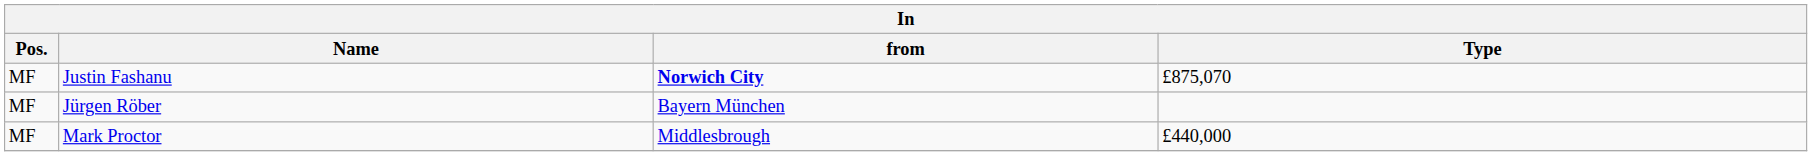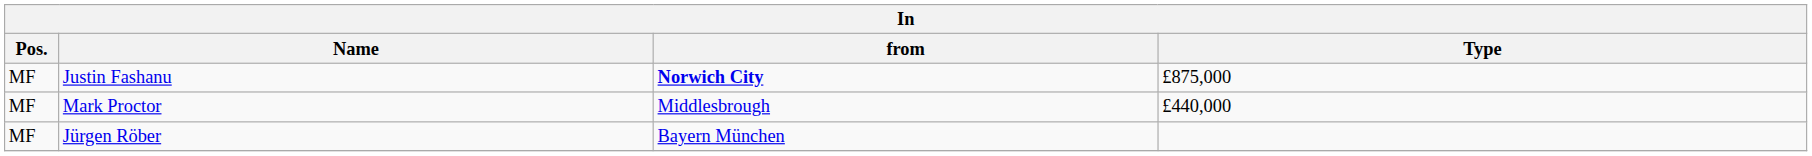(1197, 77) £875,070 -> (1197, 77) £875,000
rows swapped: (112, 135) <-> (112, 106)
